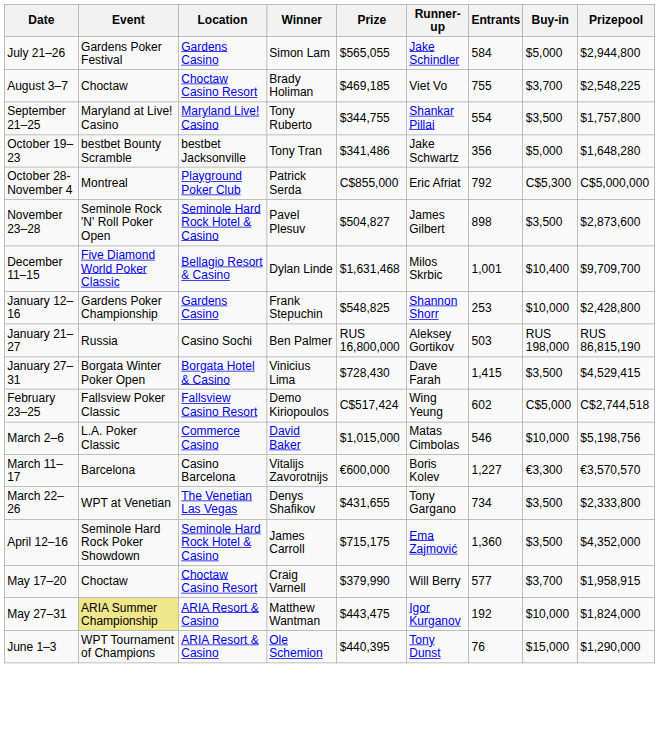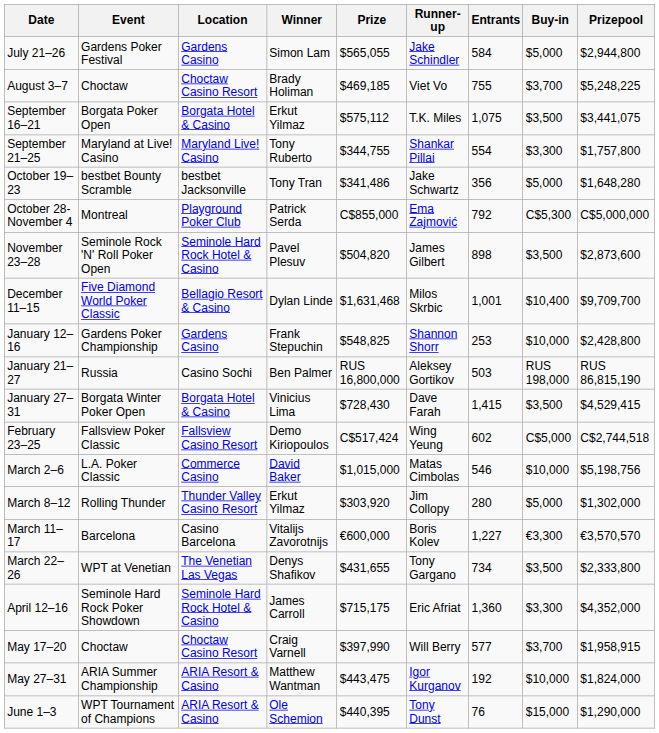(610, 85) $2,548,225 -> (610, 85) $5,248,225
+ row: (36, 118)
(544, 118) $3,500 -> (544, 150) $3,300
(435, 183) Eric Afriat -> (433, 215) Ema Zajmović
(365, 222) $504,827 -> (365, 255) $504,820
+ row: (39, 503)
(433, 542) Ema Zajmović -> (435, 607) Eric Afriat
(544, 542) $3,500 -> (544, 607) $3,300
(365, 581) $379,990 -> (365, 646) $397,990
(119, 614) khaki background -> (119, 679) no background
